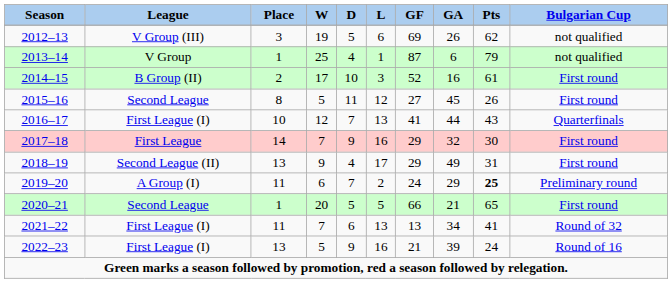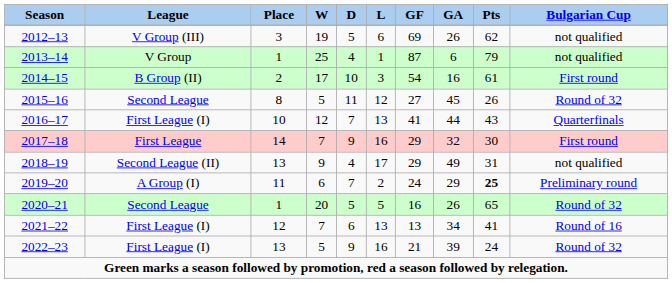(415, 78) 52 -> (415, 78) 54
(589, 99) First round -> (589, 99) Round of 32
(589, 162) First round -> (589, 162) not qualified
(415, 204) 66 -> (415, 204) 16
(453, 204) 21 -> (453, 204) 26
(589, 204) First round -> (589, 204) Round of 32
(279, 225) 11 -> (279, 225) 12
(589, 225) Round of 32 -> (589, 225) Round of 16
(589, 246) Round of 16 -> (589, 246) Round of 32
